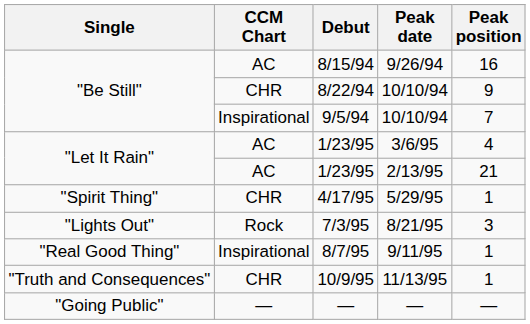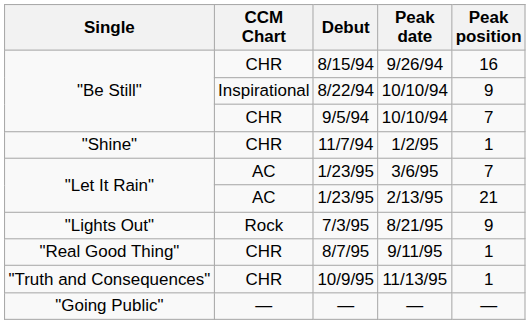(264, 63) AC -> (264, 63) CHR
(264, 90) CHR -> (264, 90) Inspirational
(264, 117) Inspirational -> (264, 117) CHR
+ row: (346, 144)
(489, 144) 4 -> (489, 171) 7
- row: (346, 198)
(489, 225) 3 -> (489, 225) 9
(264, 252) Inspirational -> (264, 252) CHR
